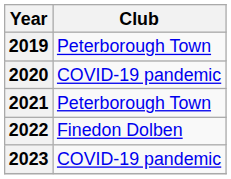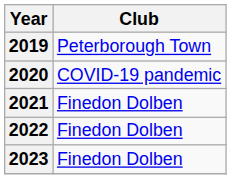(134, 103) Peterborough Town -> (120, 103) Finedon Dolben
(139, 159) COVID-19 pandemic -> (120, 159) Finedon Dolben
